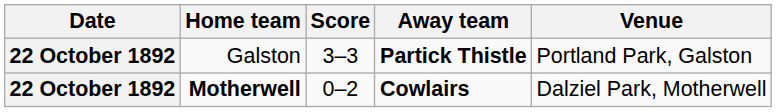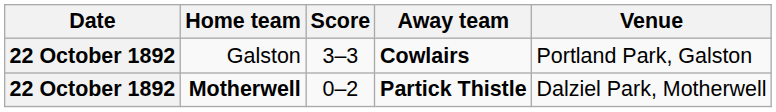(453, 55) Partick Thistle -> (425, 55) Cowlairs
(425, 89) Cowlairs -> (453, 89) Partick Thistle
